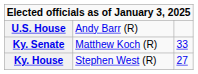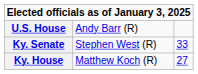(116, 45) Matthew Koch (R) -> (116, 45) Stephen West (R)
(116, 61) Stephen West (R) -> (116, 61) Matthew Koch (R)
